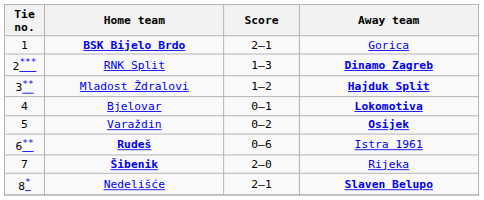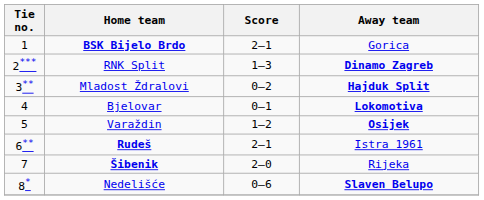(261, 86) 1–2 -> (261, 86) 0–2
(261, 125) 0–2 -> (261, 125) 1–2
(261, 145) 0–6 -> (261, 145) 2–1
(261, 184) 2–1 -> (261, 184) 0–6
